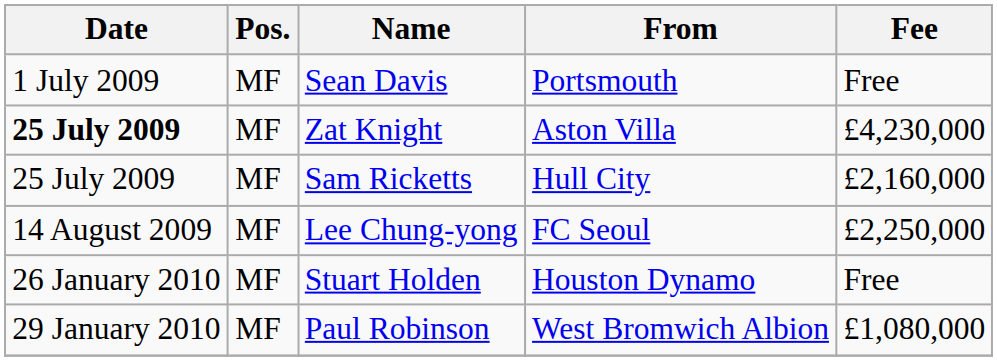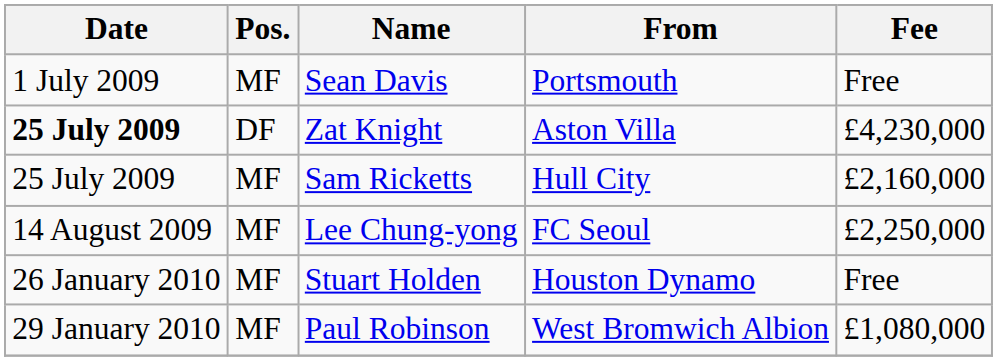(258, 129) MF -> (255, 129) DF
